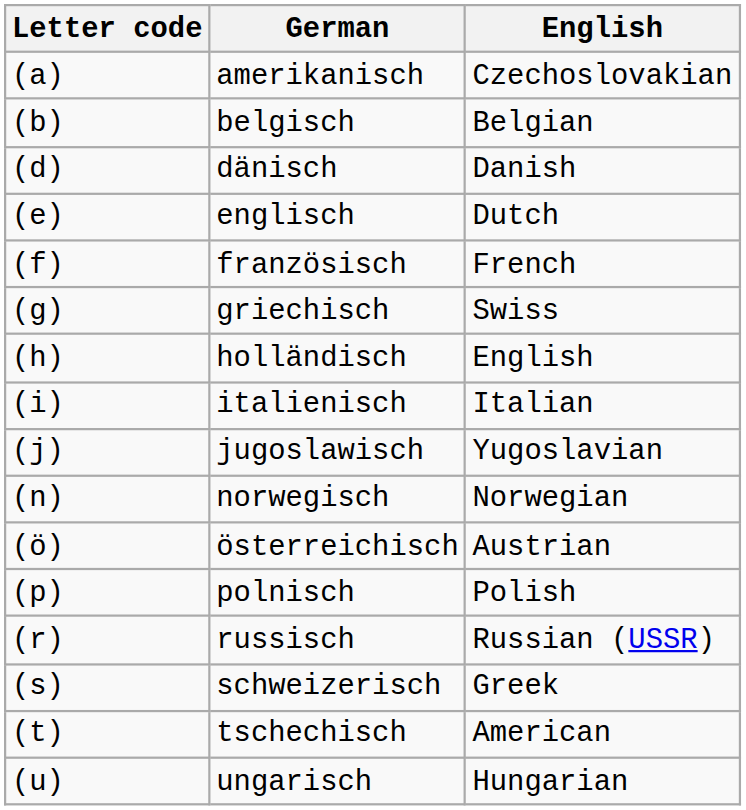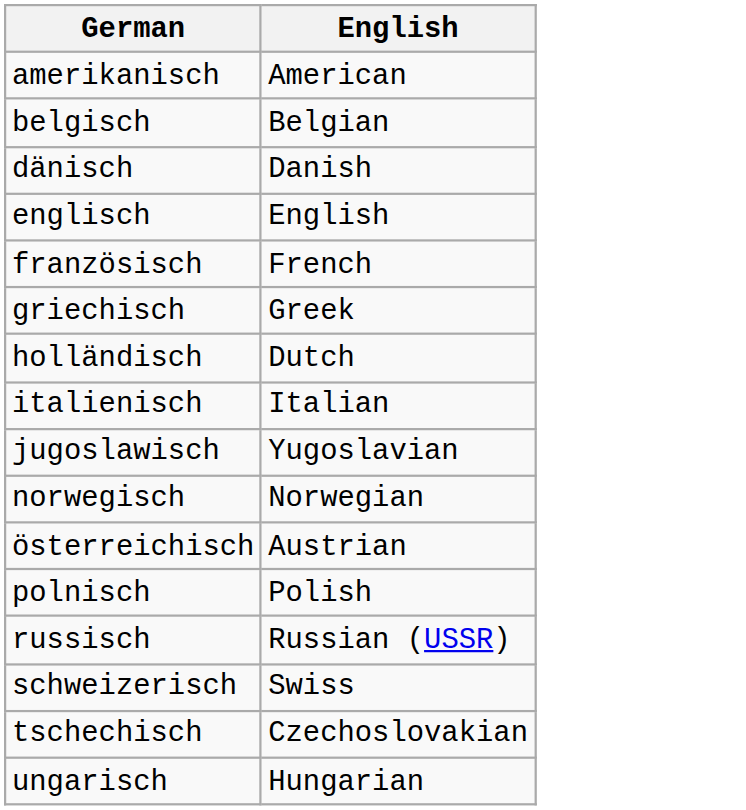- column: (107, 29)
(602, 76) Czechoslovakian -> (337, 76) American
(516, 217) Dutch -> (329, 217) English
(516, 311) Swiss -> (311, 311) Greek
(533, 358) English -> (311, 358) Dutch
(516, 687) Greek -> (311, 687) Swiss
(542, 734) American -> (398, 734) Czechoslovakian
